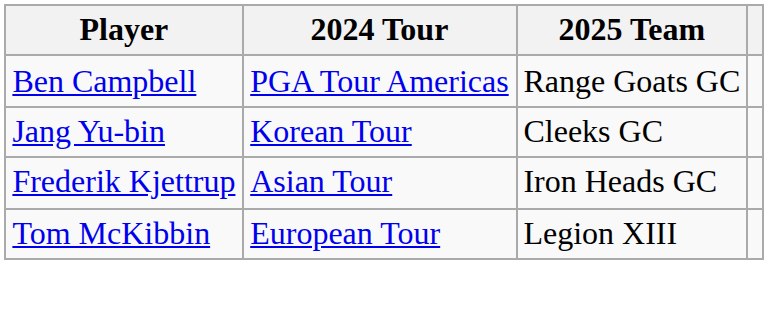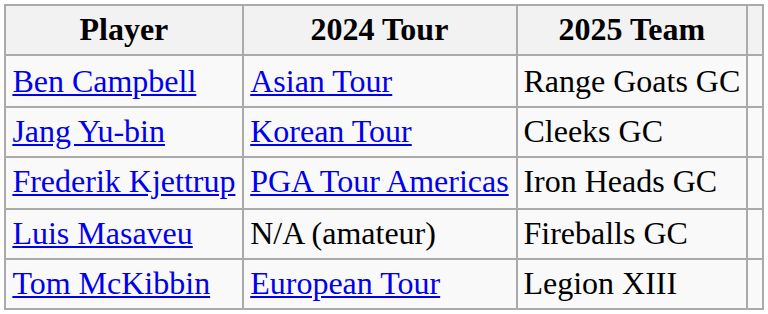(379, 80) PGA Tour Americas -> (321, 80) Asian Tour
(321, 182) Asian Tour -> (379, 182) PGA Tour Americas
+ row: (103, 232)
